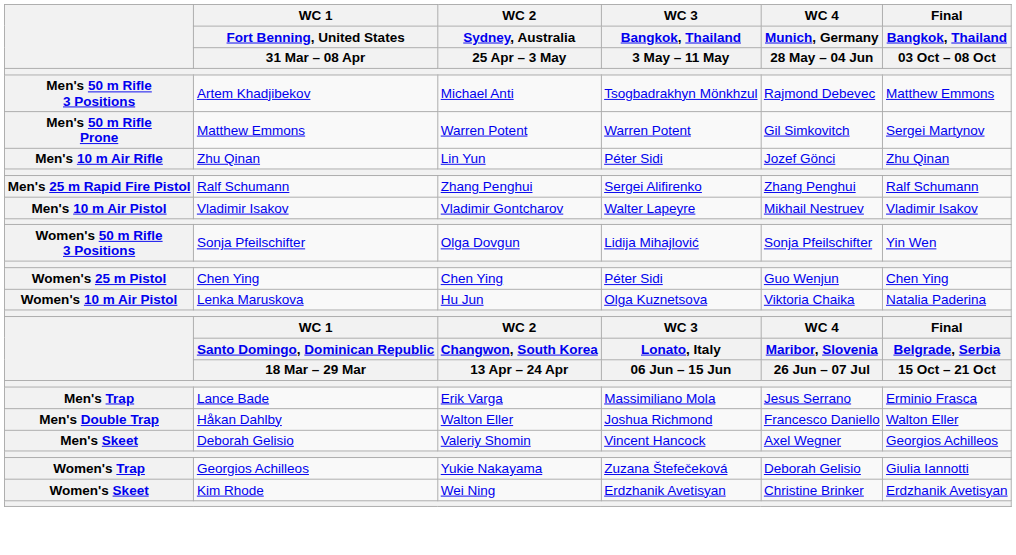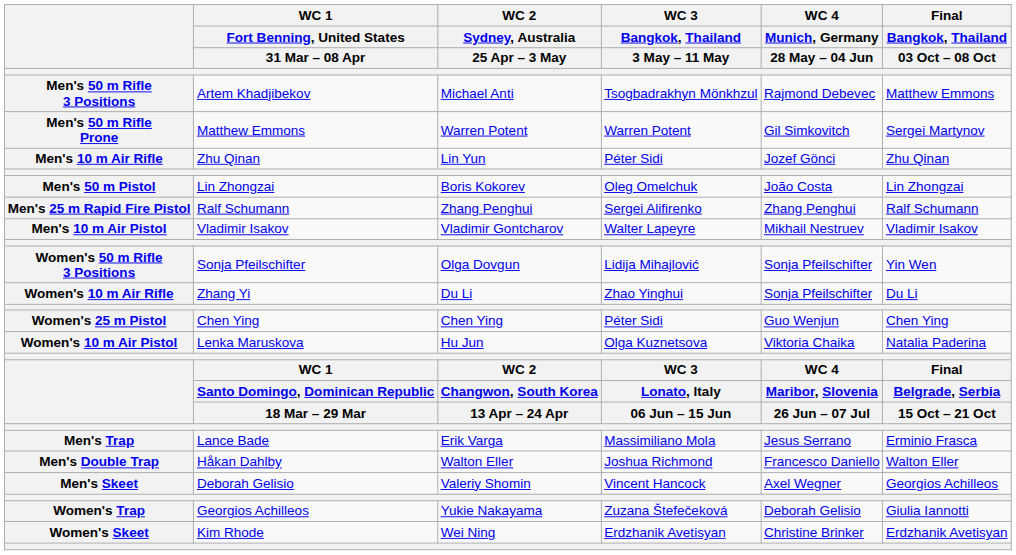+ row: (99, 187)
+ row: (99, 294)
